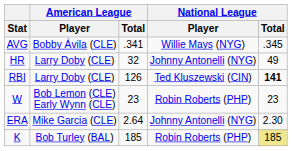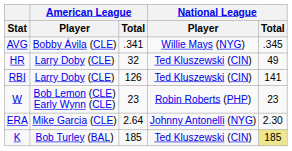(203, 61) Johnny Antonelli (NYG) -> (203, 61) Ted Kluszewski (CIN)
(273, 77) bold -> (273, 77) normal
(203, 137) Robin Roberts (PHP) -> (203, 137) Ted Kluszewski (CIN)
